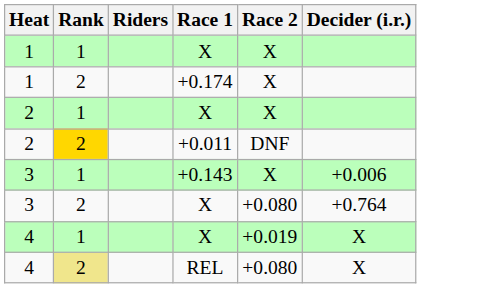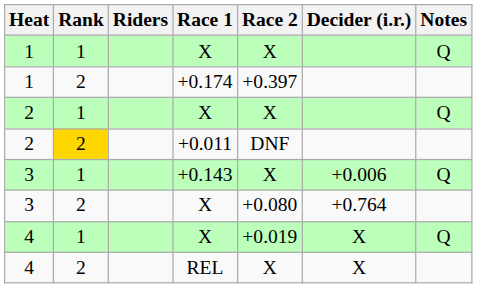+ column: (444, 19)
(270, 81) X -> (270, 81) +0.397
(81, 267) khaki background -> (81, 267) no background
(270, 267) +0.080 -> (270, 267) X
